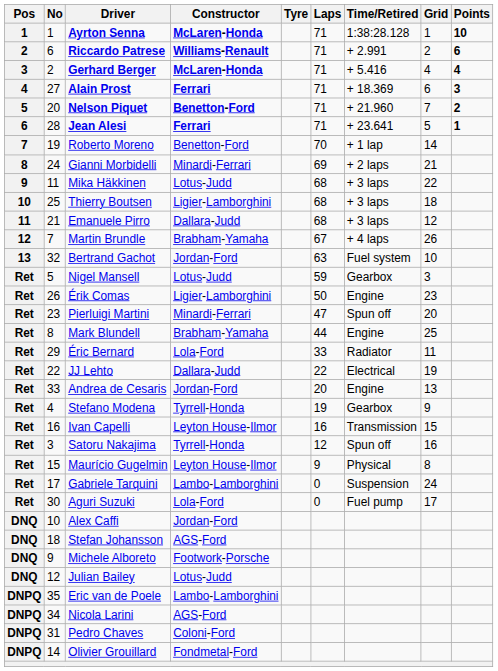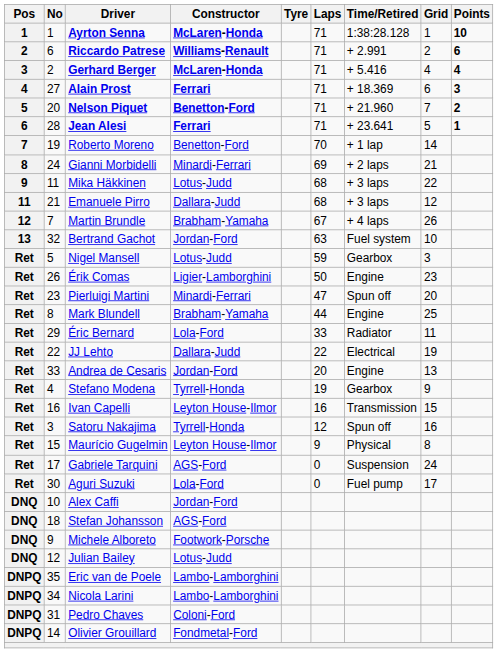- row: (110, 202)
(226, 483) Lambo-Lamborghini -> (200, 464) AGS-Ford
(200, 615) AGS-Ford -> (226, 596) Lambo-Lamborghini
